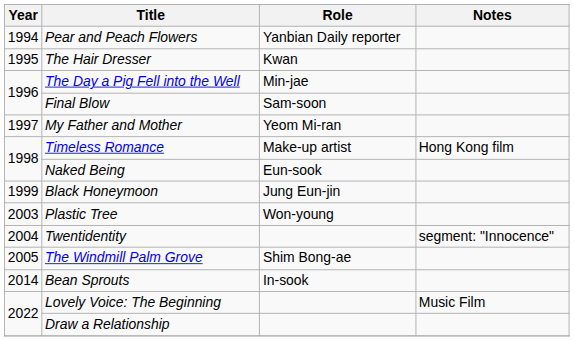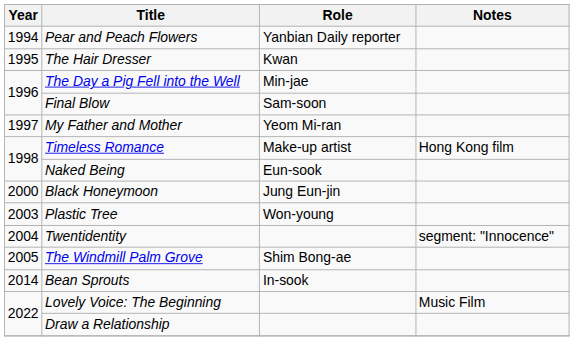(23, 192) 1999 -> (23, 192) 2000
